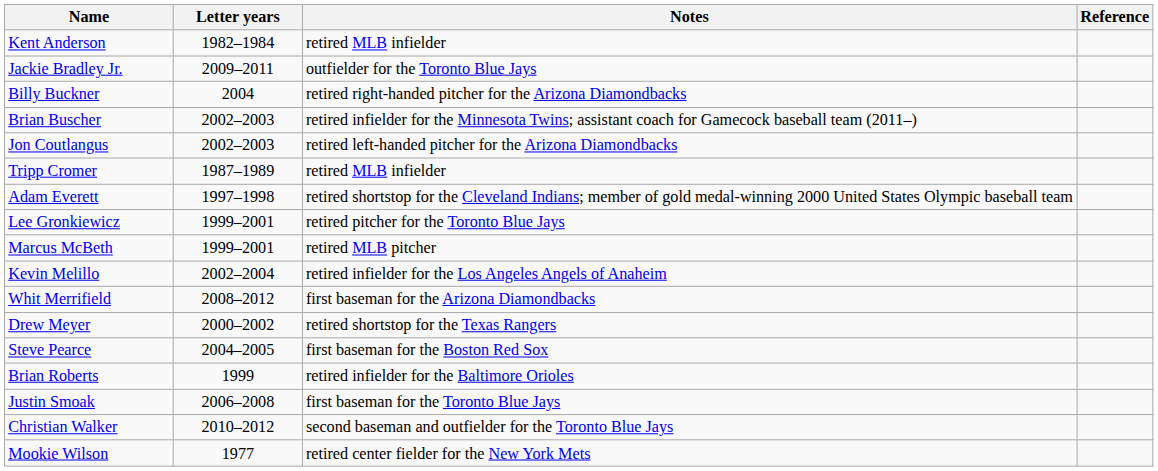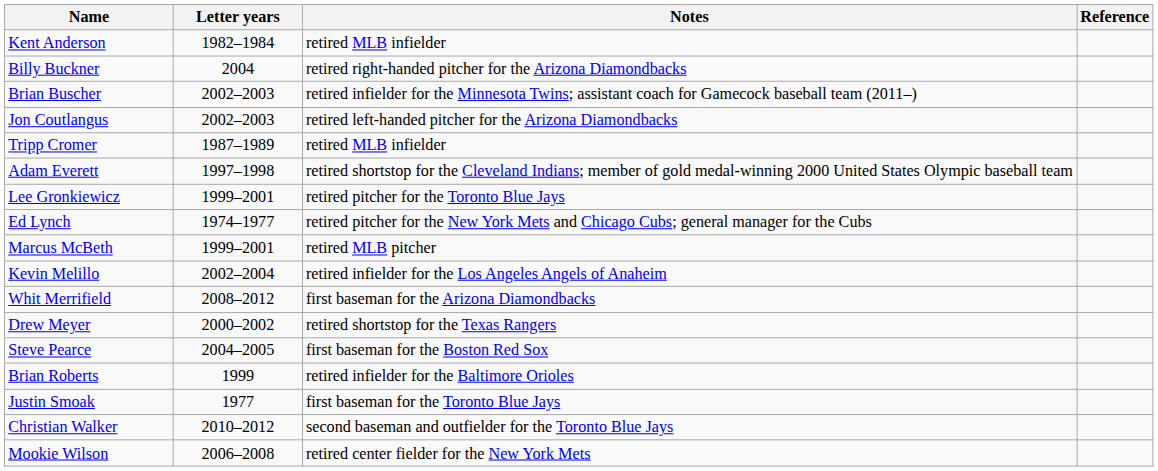- row: (65, 68)
+ row: (39, 222)
(238, 401) 2006–2008 -> (238, 401) 1977
(238, 453) 1977 -> (238, 453) 2006–2008
